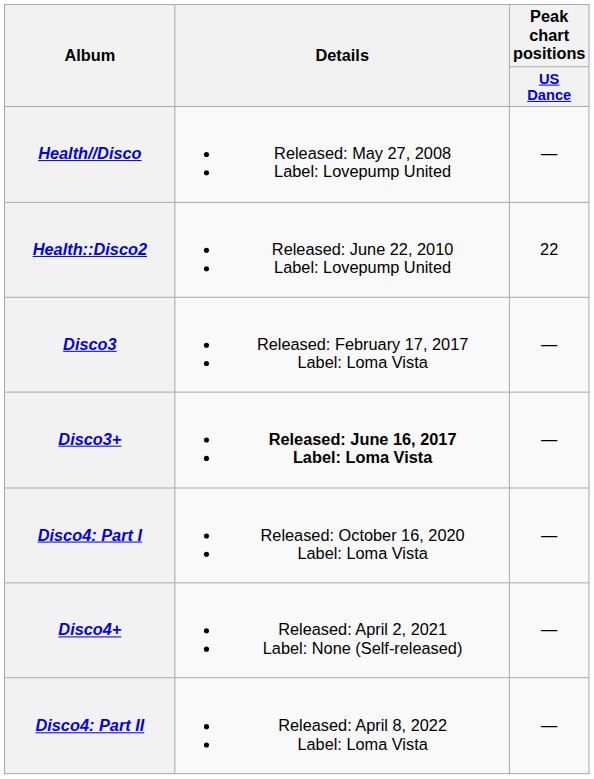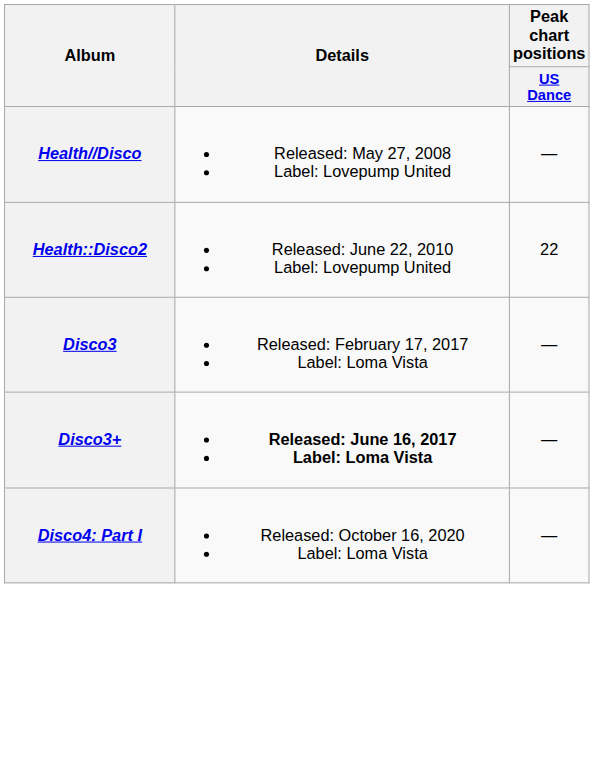- row: (90, 630)
- row: (90, 725)
